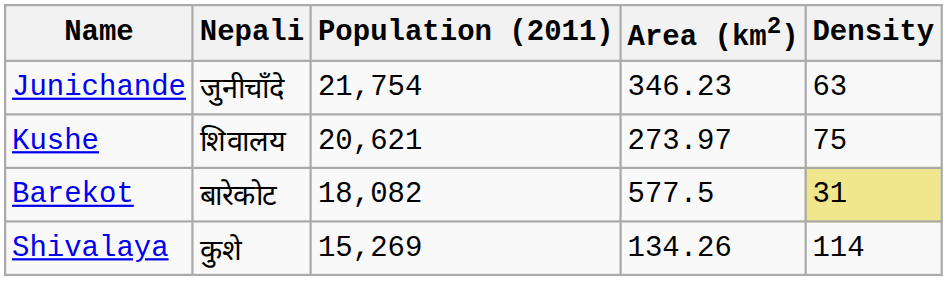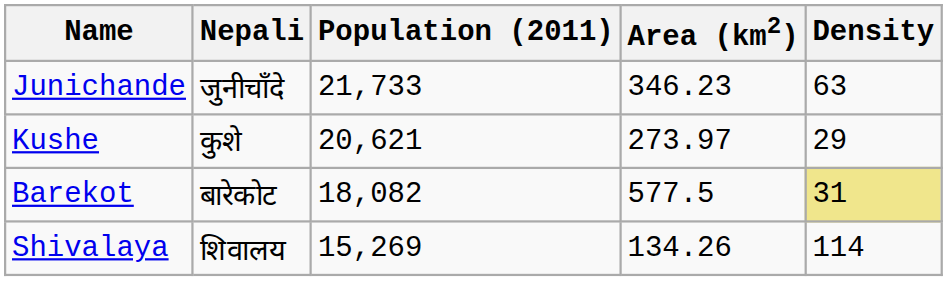(370, 87) 21,754 -> (370, 87) 21,733
(243, 144) शिवालय -> (221, 144) कुशे
(830, 141) 75 -> (830, 141) 29
(221, 252) कुशे -> (243, 252) शिवालय
